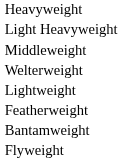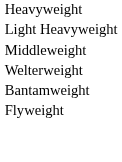- row: (40, 90)
- row: (46, 110)
